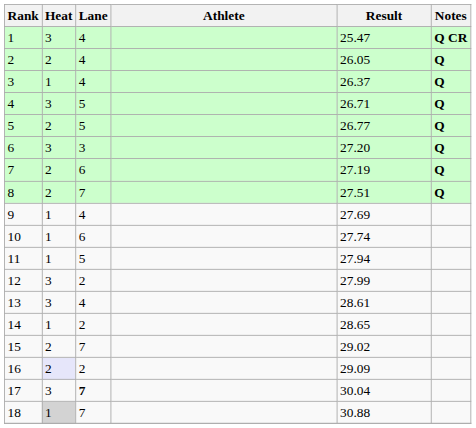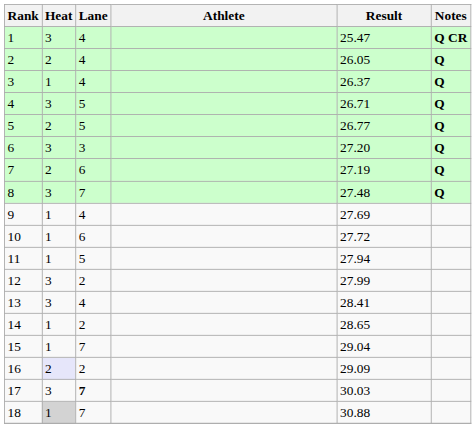(48, 192) 2 -> (48, 192) 3
(355, 192) 27.51 -> (355, 192) 27.48
(355, 236) 27.74 -> (355, 236) 27.72
(355, 302) 28.61 -> (355, 302) 28.41
(48, 346) 2 -> (48, 346) 1
(355, 346) 29.02 -> (355, 346) 29.04
(355, 390) 30.04 -> (355, 390) 30.03
